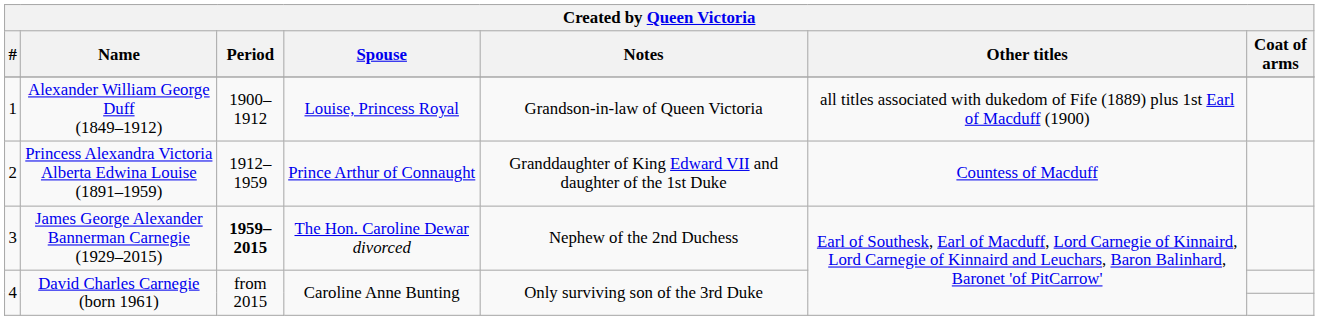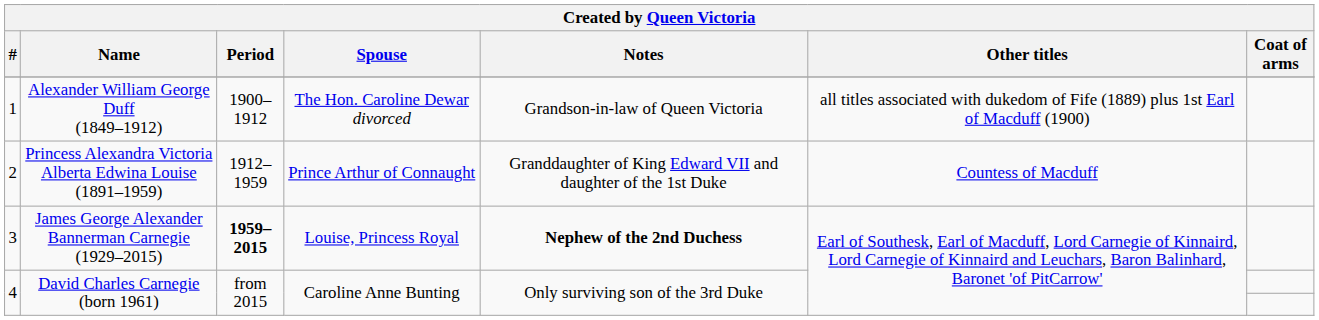(382, 108) Louise, Princess Royal -> (382, 108) The Hon. Caroline Dewar divorced
(382, 237) The Hon. Caroline Dewar divorced -> (382, 237) Louise, Princess Royal
(644, 237) normal -> (644, 237) bold
